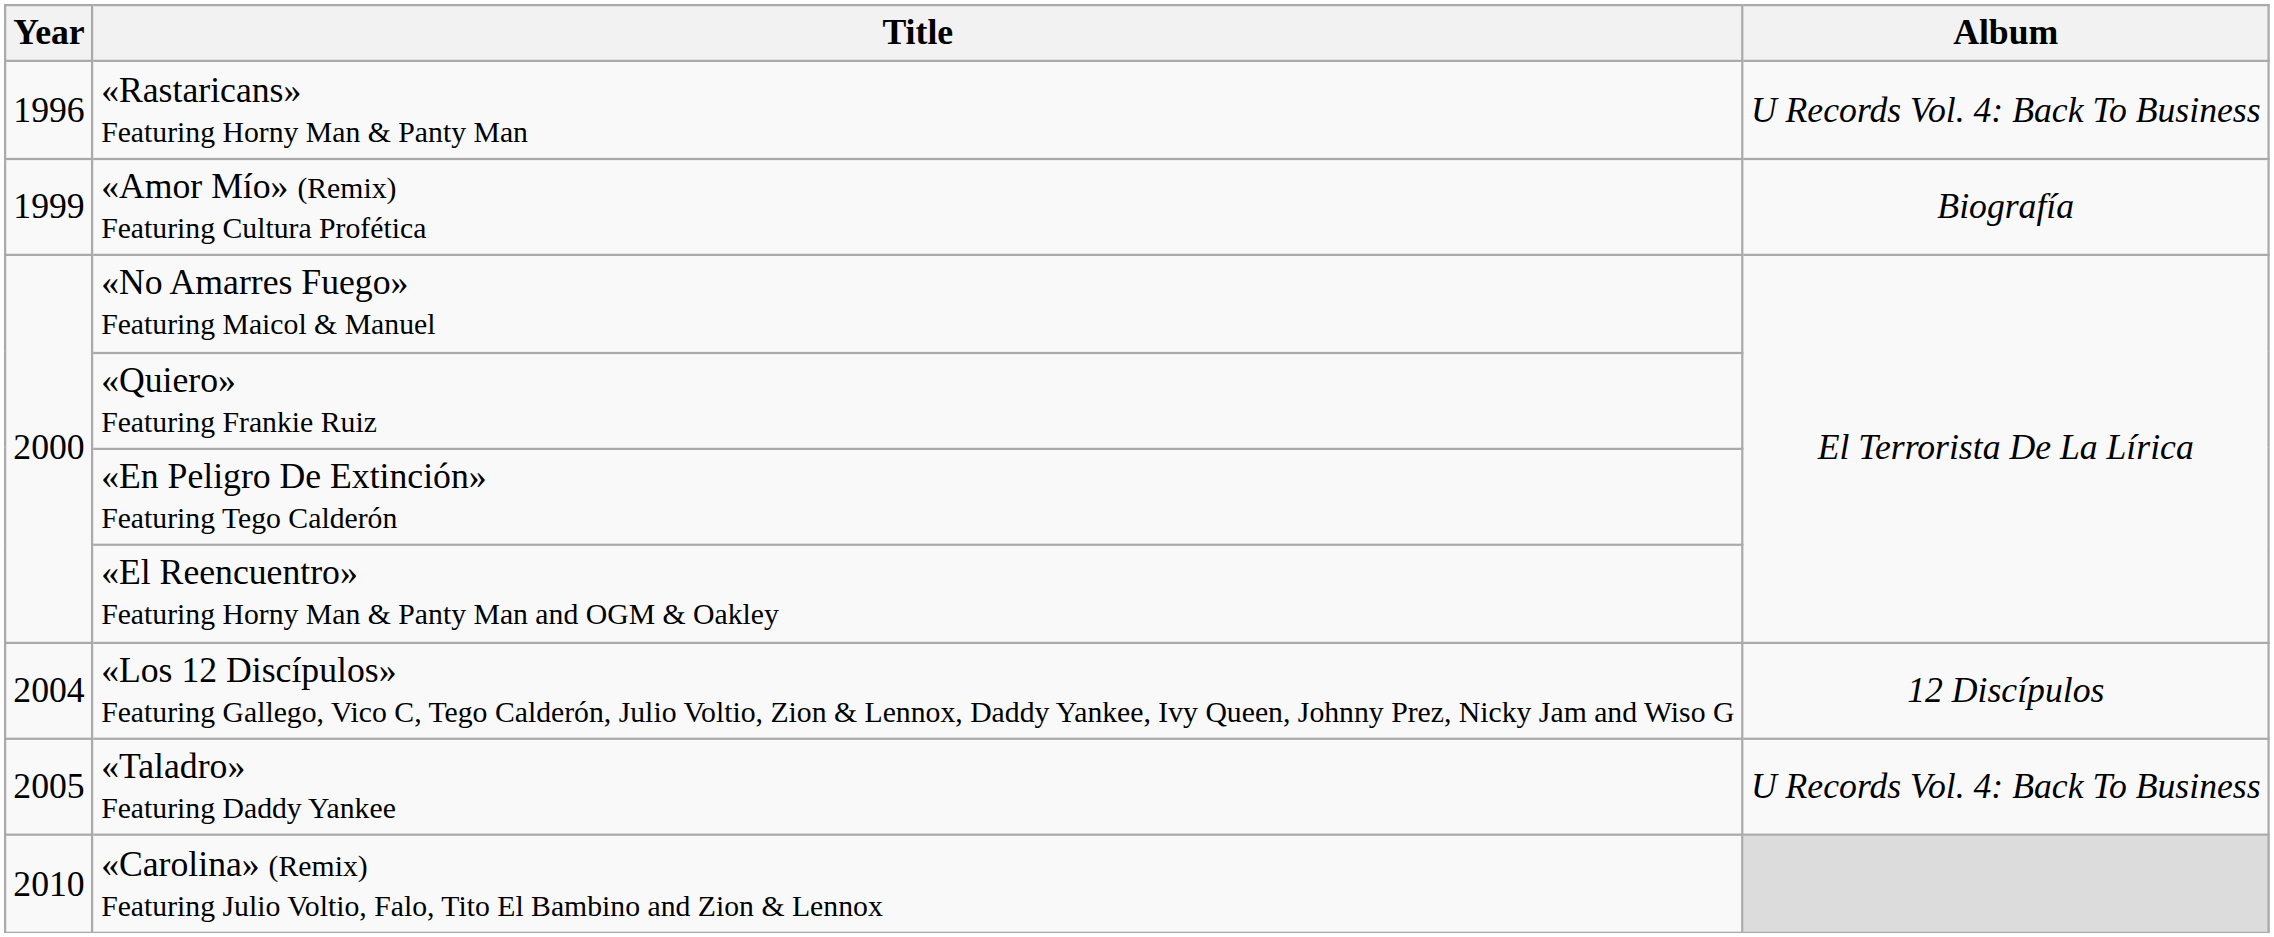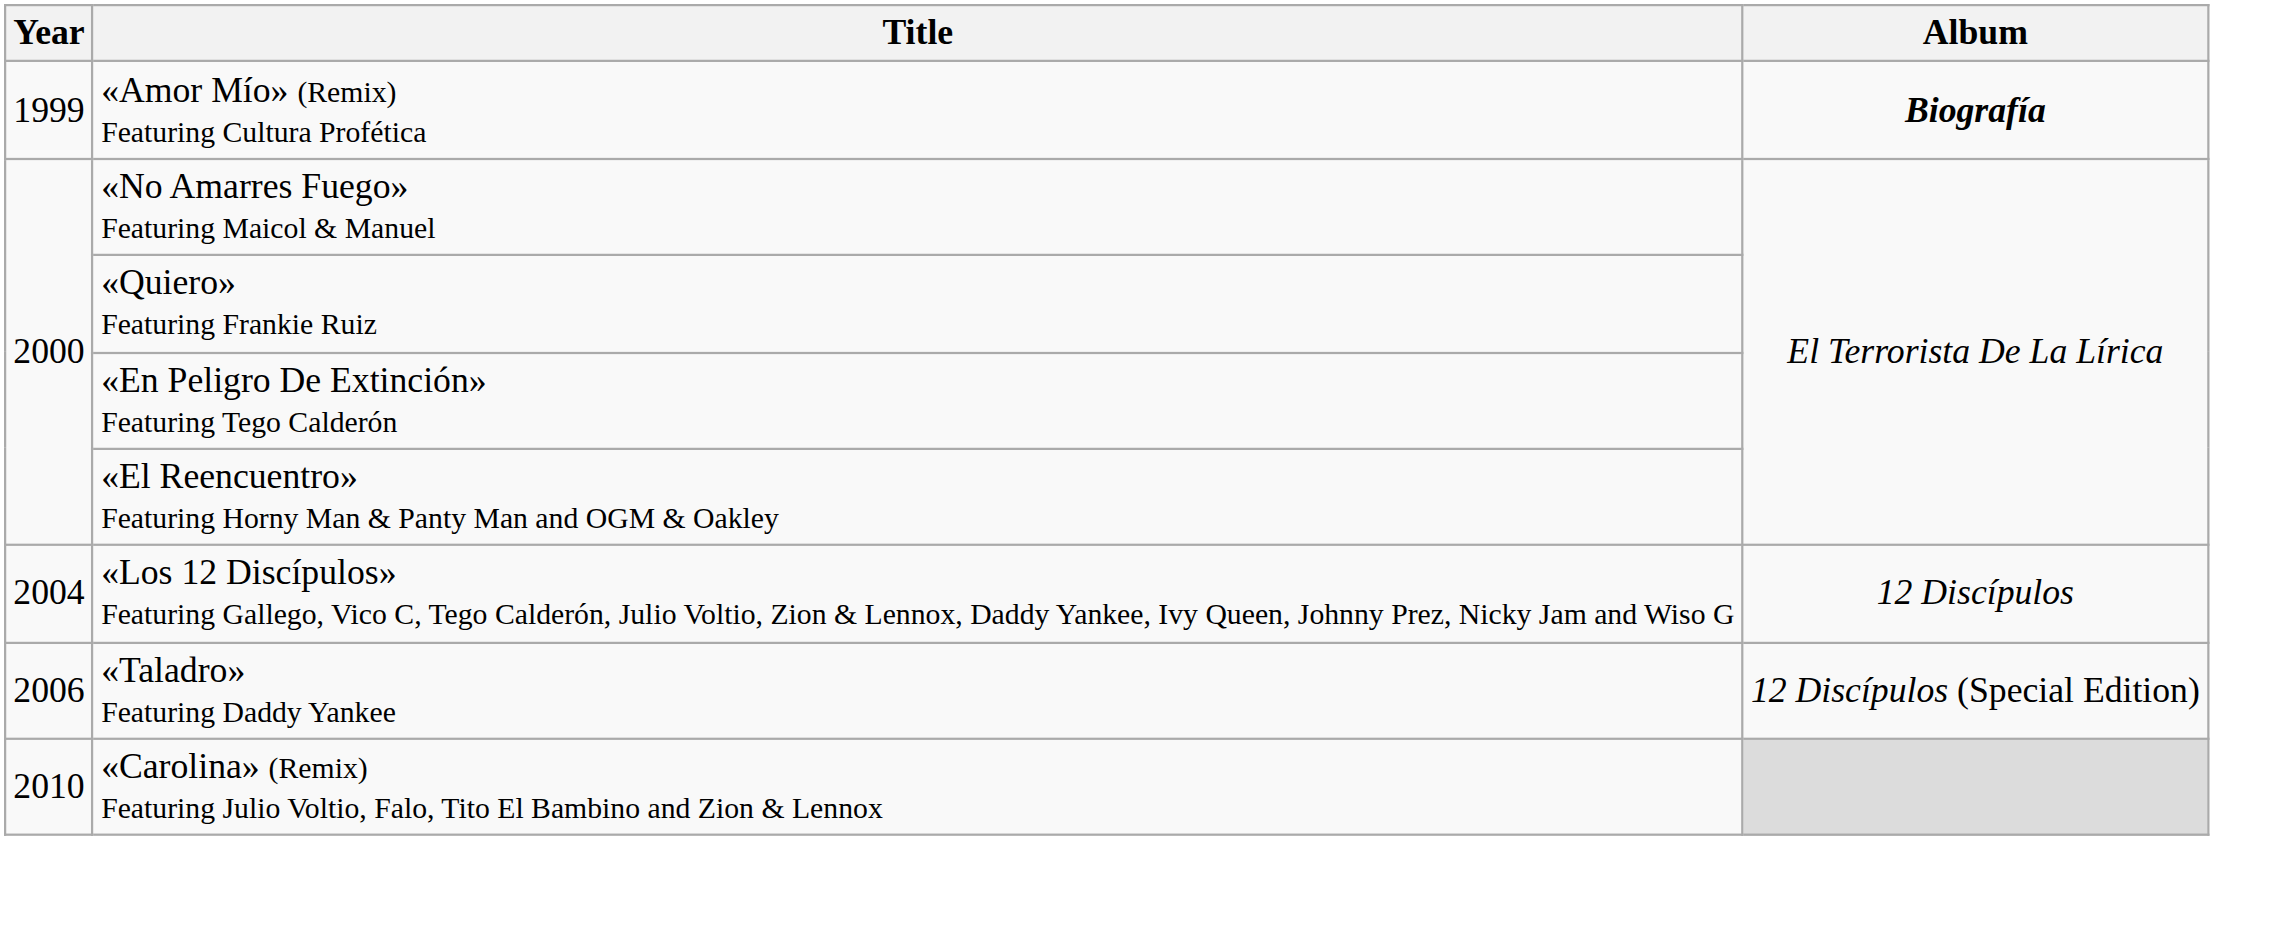- row: (315, 109)
(2006, 206) normal -> (1975, 109) bold
(49, 786) 2005 -> (49, 689) 2006
(2006, 786) U Records Vol. 4: Back To Business -> (1975, 689) 12 Discípulos (Special Edition)
